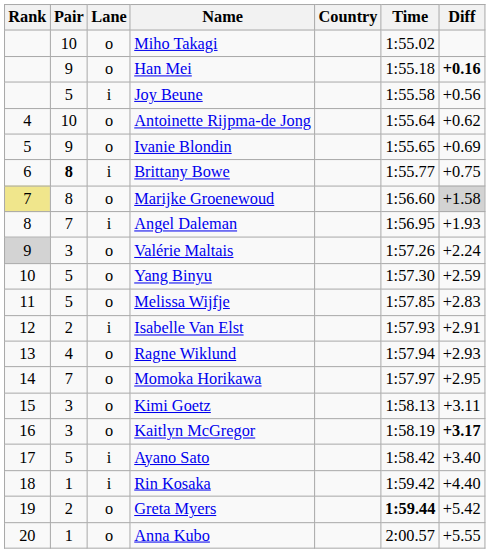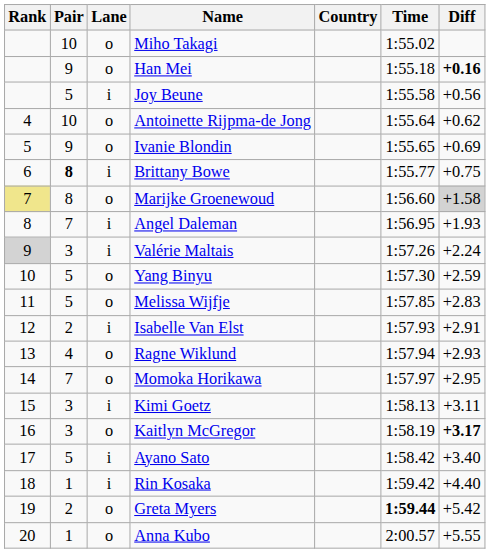(109, 250) o -> (109, 250) i
(109, 405) o -> (109, 405) i
